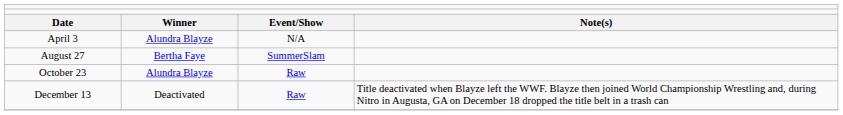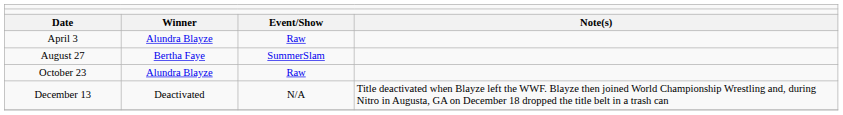(296, 39) N/A -> (296, 39) Raw
(296, 95) Raw -> (296, 95) N/A
